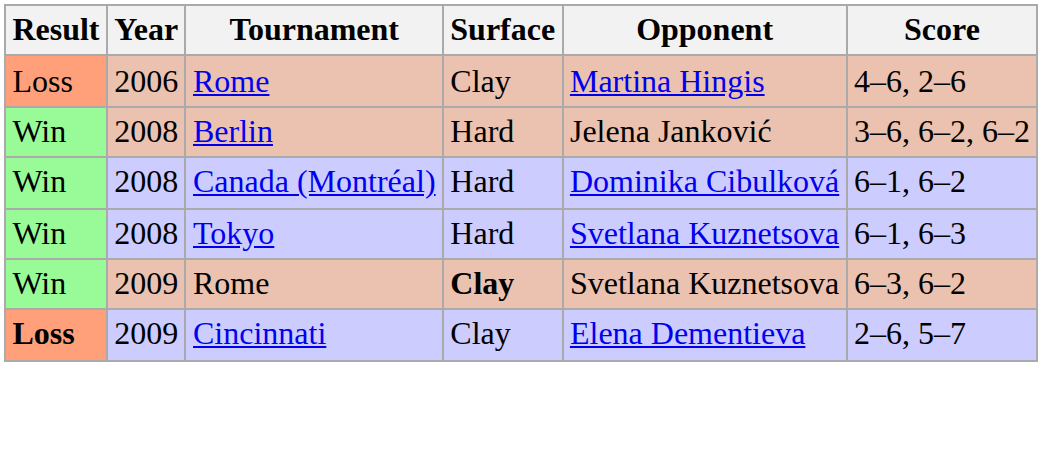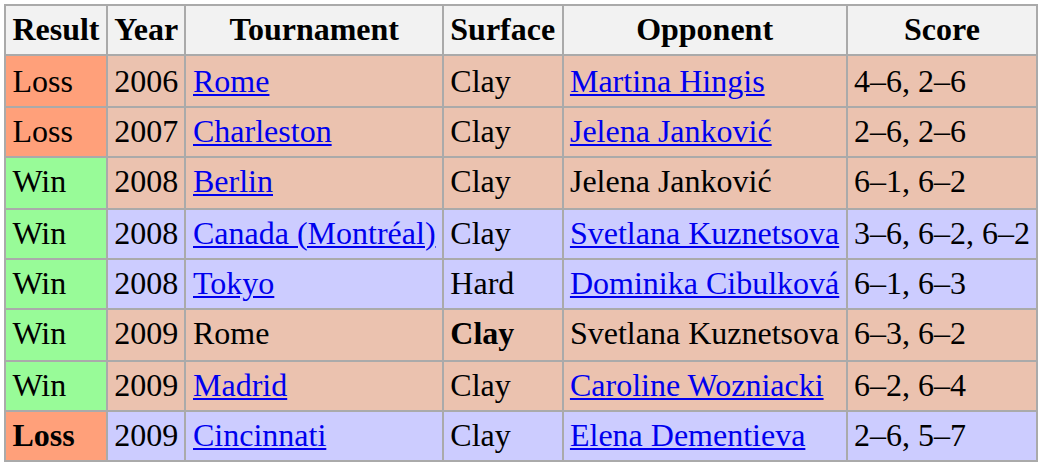+ row: (146, 131)
(482, 131) Hard -> (481, 182) Clay
(942, 131) 3–6, 6–2, 6–2 -> (910, 182) 6–1, 6–2
(482, 182) Hard -> (481, 232) Clay
(705, 182) Dominika Cibulková -> (705, 232) Svetlana Kuznetsova
(910, 182) 6–1, 6–2 -> (942, 232) 3–6, 6–2, 6–2
(705, 232) Svetlana Kuznetsova -> (705, 283) Dominika Cibulková
+ row: (146, 385)
